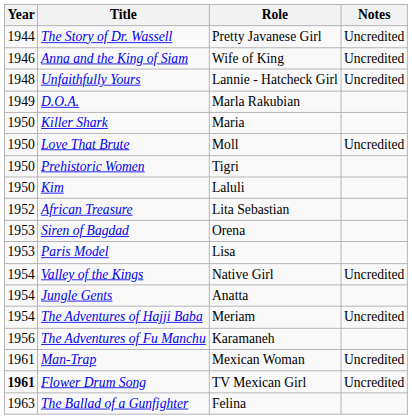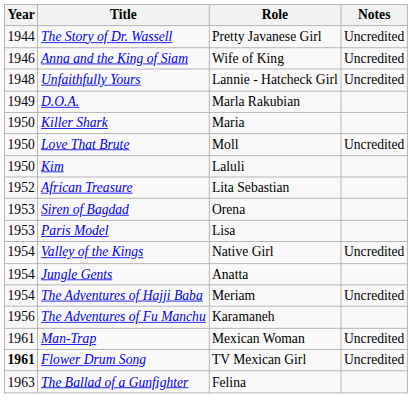- row: (93, 166)
